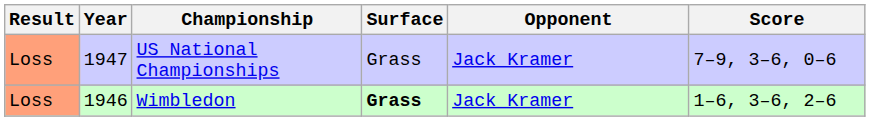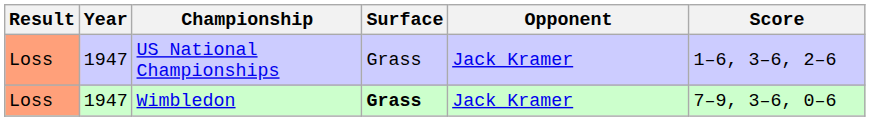(765, 60) 7–9, 3–6, 0–6 -> (765, 60) 1–6, 3–6, 2–6
(106, 101) 1946 -> (106, 101) 1947
(765, 101) 1–6, 3–6, 2–6 -> (765, 101) 7–9, 3–6, 0–6
